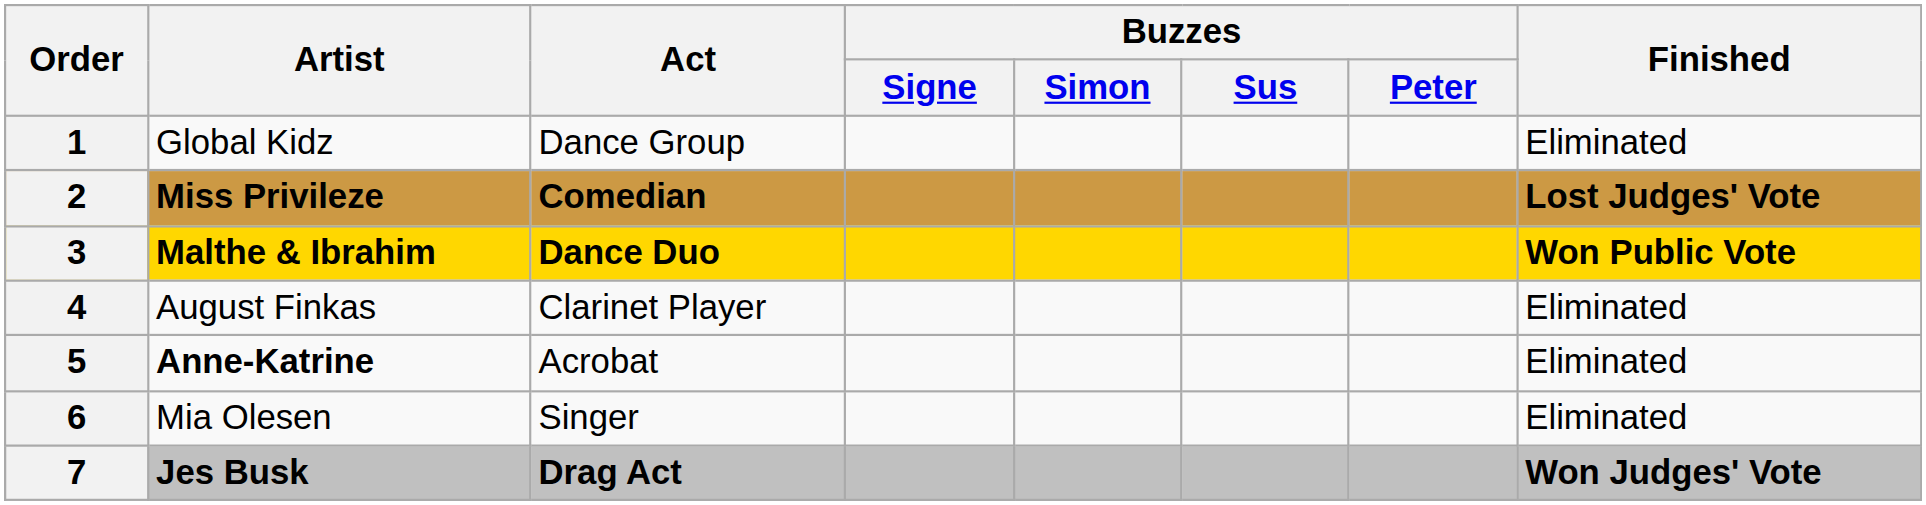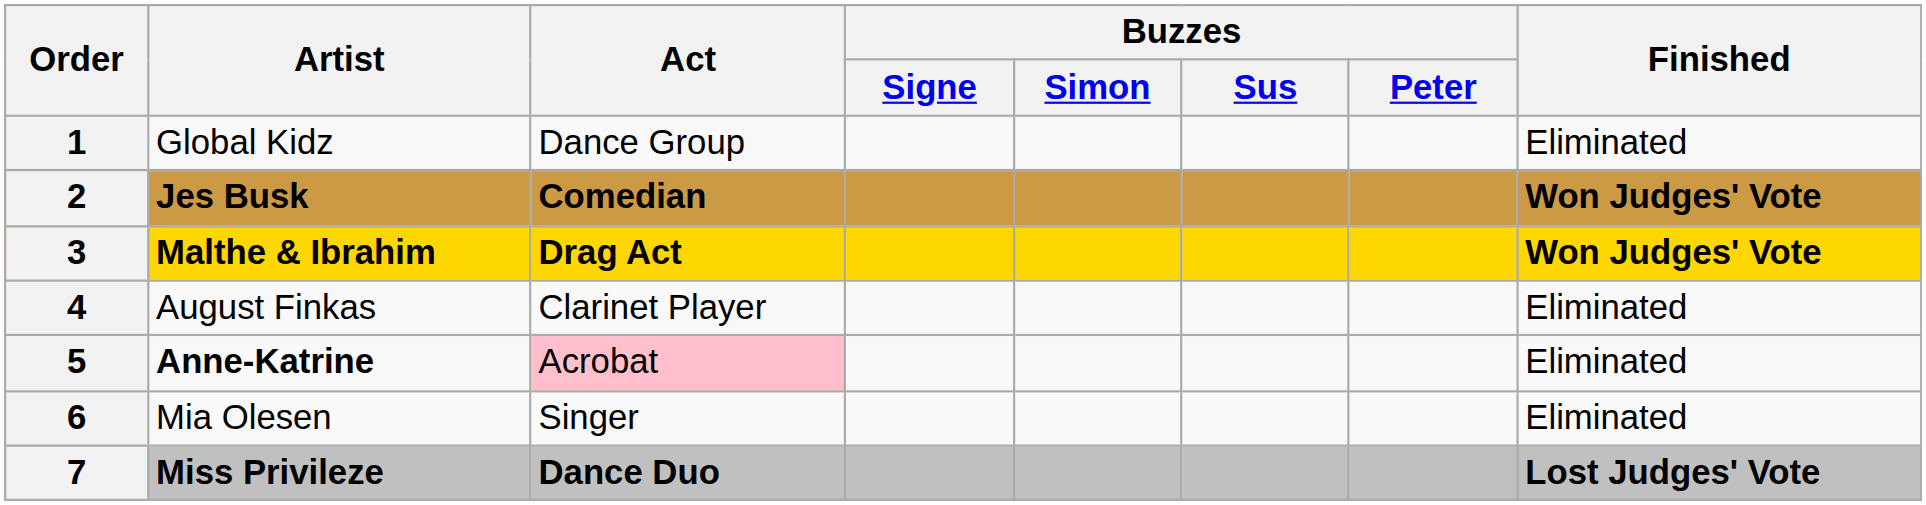(270, 197) Miss Privileze -> (232, 197) Jes Busk
(1673, 197) Lost Judges' Vote -> (1673, 197) Won Judges' Vote
(629, 252) Dance Duo -> (610, 252) Drag Act
(1661, 252) Won Public Vote -> (1673, 252) Won Judges' Vote
(598, 362) no background -> (598, 362) pink background
(232, 472) Jes Busk -> (270, 472) Miss Privileze
(610, 472) Drag Act -> (629, 472) Dance Duo
(1673, 472) Won Judges' Vote -> (1673, 472) Lost Judges' Vote
